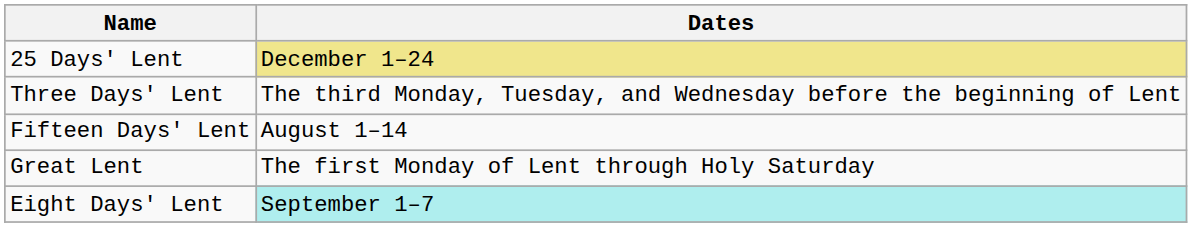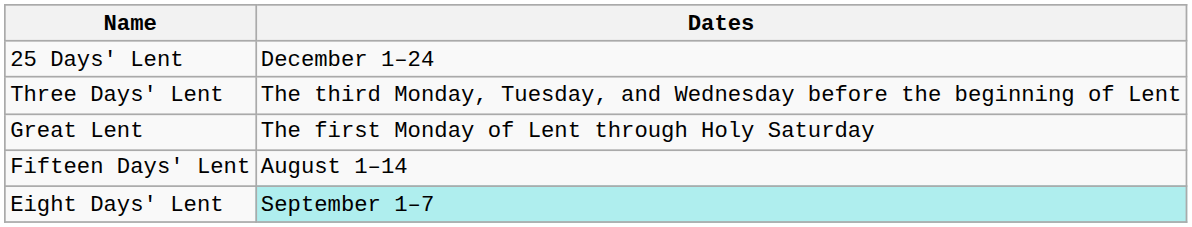(348, 59) khaki background -> (348, 59) no background
rows swapped: (77, 168) <-> (130, 132)
